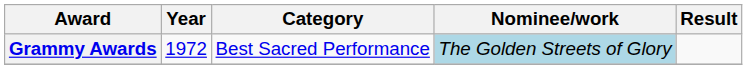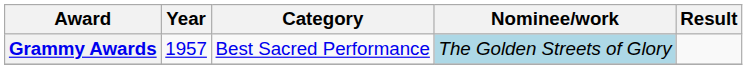(186, 49) 1972 -> (186, 49) 1957
